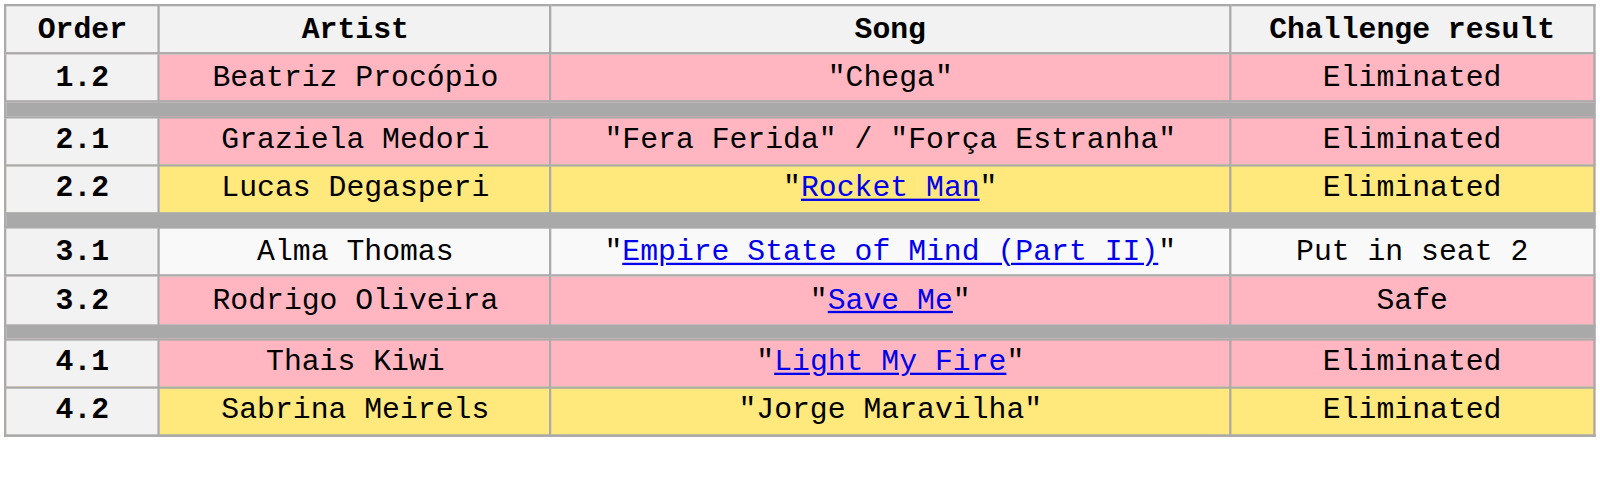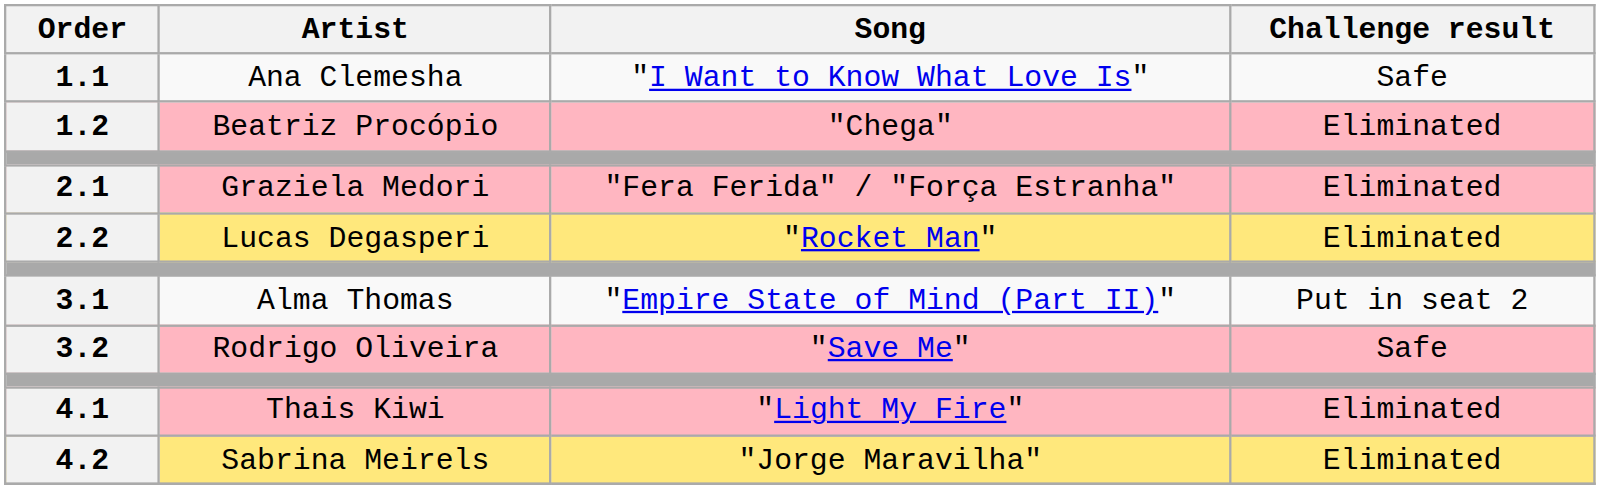+ row: (82, 78)
